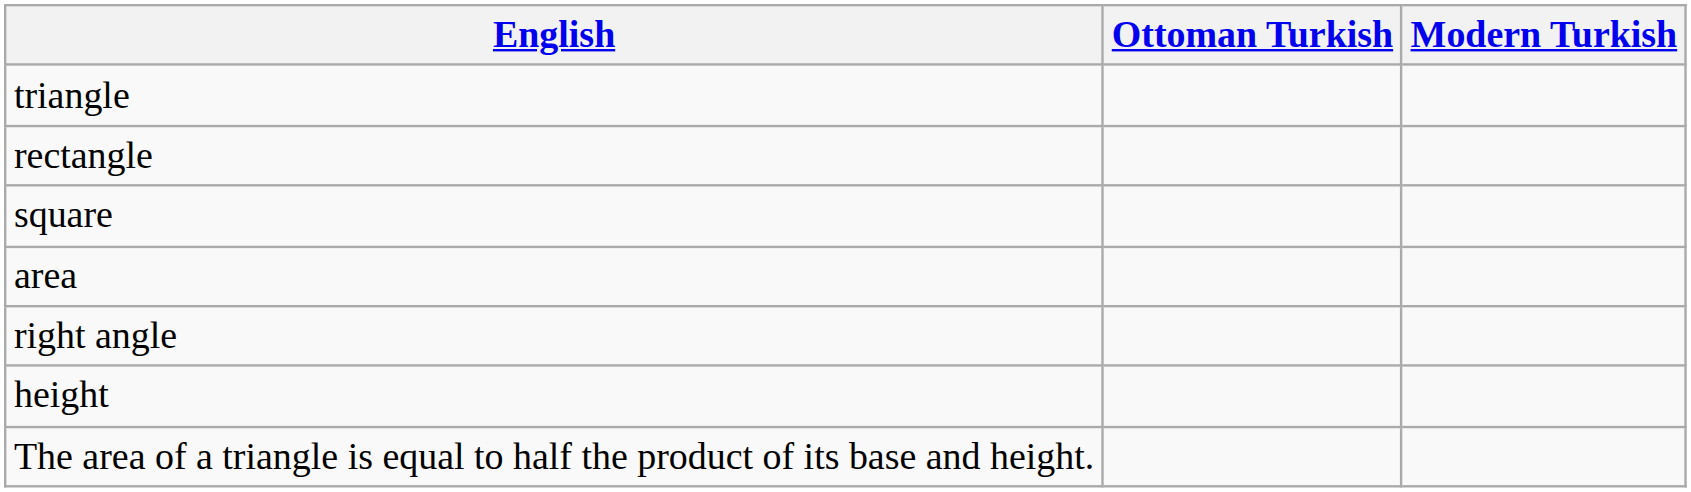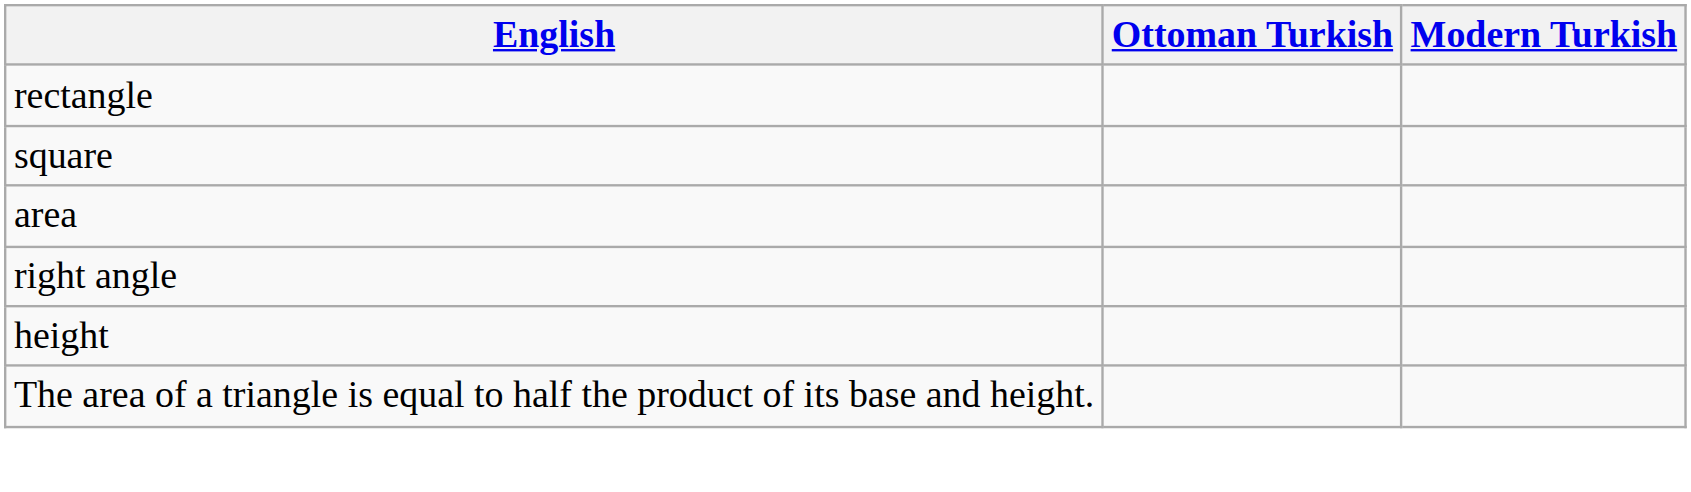- row: (72, 94)
